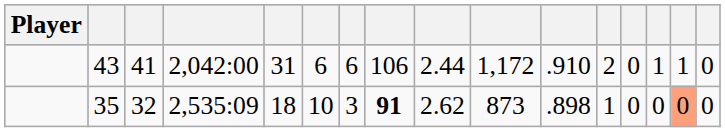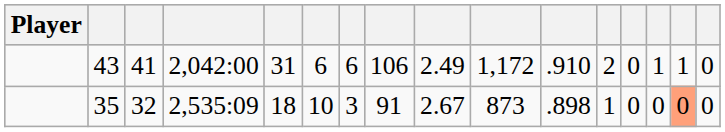(442, 65) 2.44 -> (442, 65) 2.49
(389, 106) bold -> (389, 106) normal
(442, 106) 2.62 -> (442, 106) 2.67
